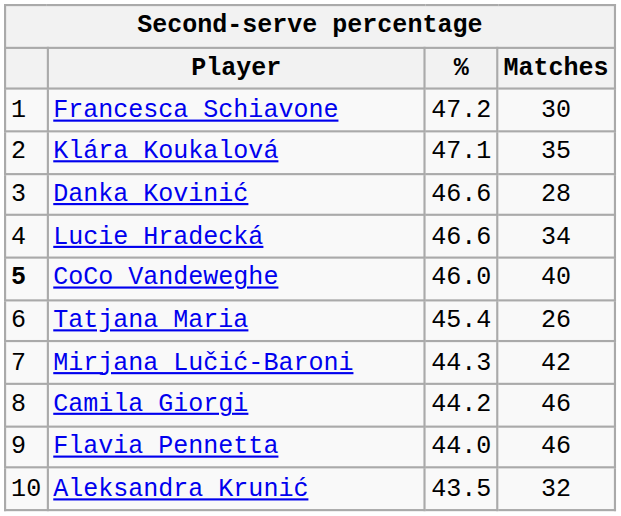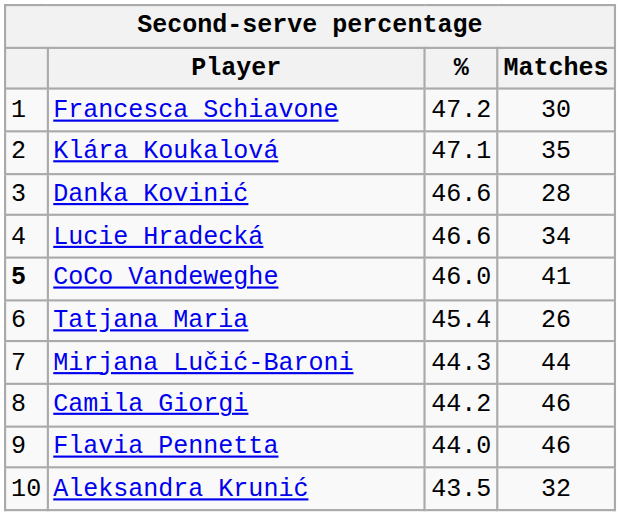(556, 278) 40 -> (556, 278) 41
(556, 362) 42 -> (556, 362) 44
